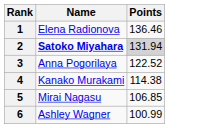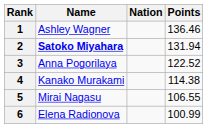+ column: (146, 13)
(79, 30) Elena Radionova -> (74, 30) Ashley Wagner
(146, 47) lightgrey background -> (184, 47) no background
(146, 98) 106.85 -> (184, 98) 106.55
(74, 115) Ashley Wagner -> (79, 115) Elena Radionova
